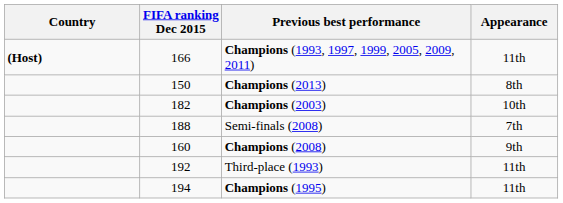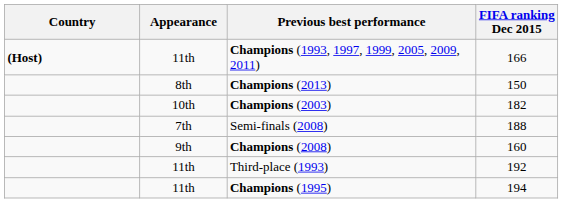columns swapped: (514, 22) <-> (181, 22)
